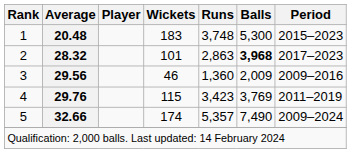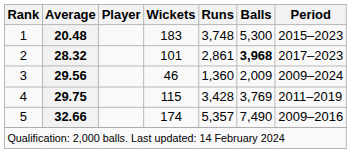(218, 55) 2,863 -> (218, 55) 2,861
(311, 76) 2009–2016 -> (311, 76) 2009–2024
(70, 96) 29.76 -> (70, 96) 29.75
(218, 96) 3,423 -> (218, 96) 3,428
(311, 117) 2009–2024 -> (311, 117) 2009–2016
